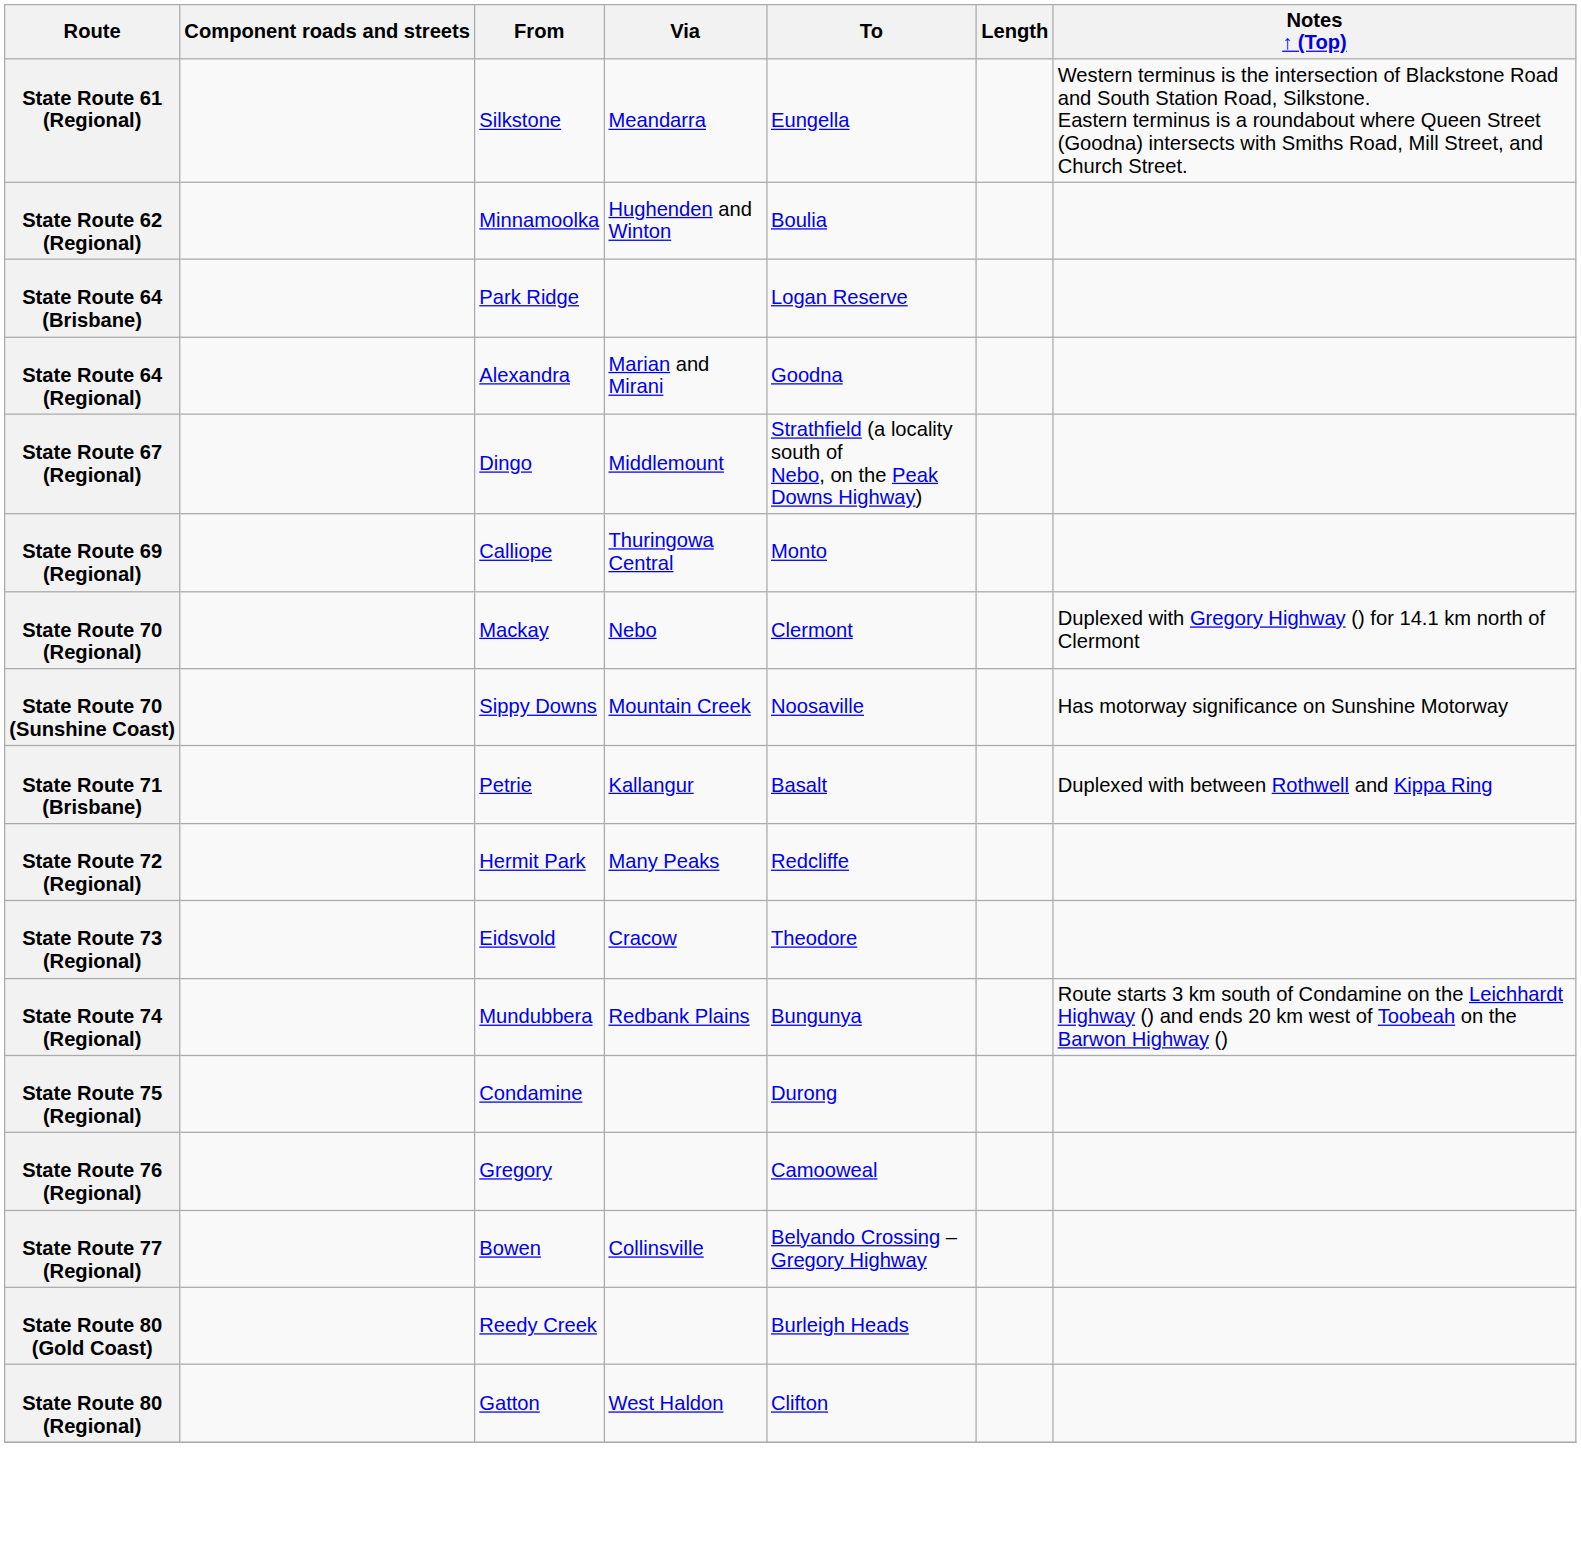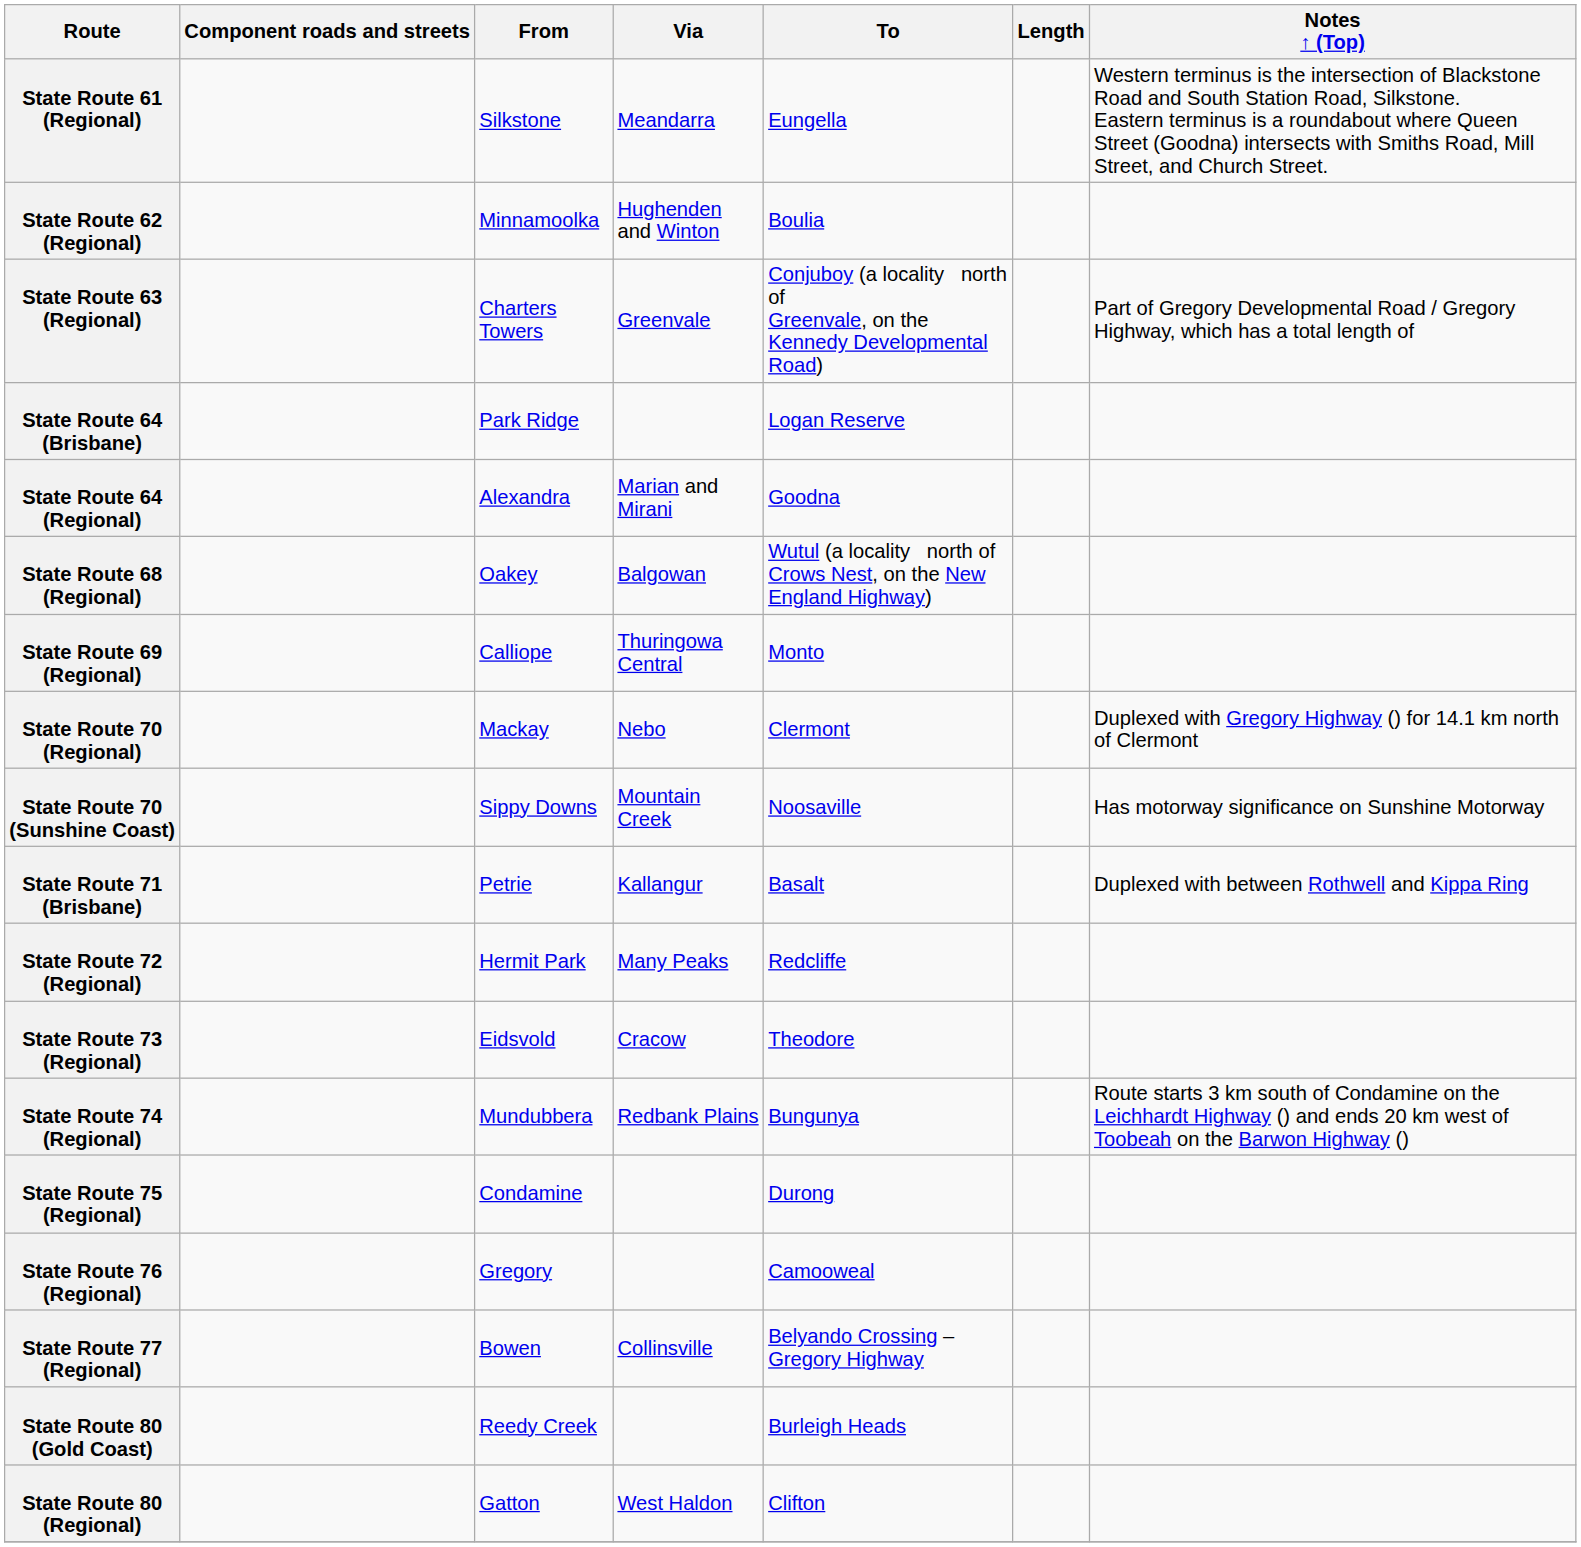+ row: (92, 309)
- row: (92, 463)
+ row: (92, 586)
